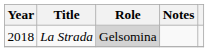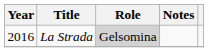(21, 36) 2018 -> (21, 36) 2016
